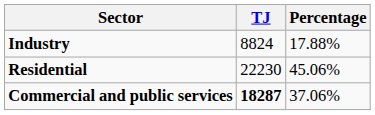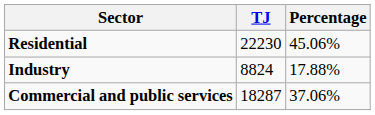rows swapped: (39, 43) <-> (48, 69)
(261, 95) bold -> (261, 95) normal
